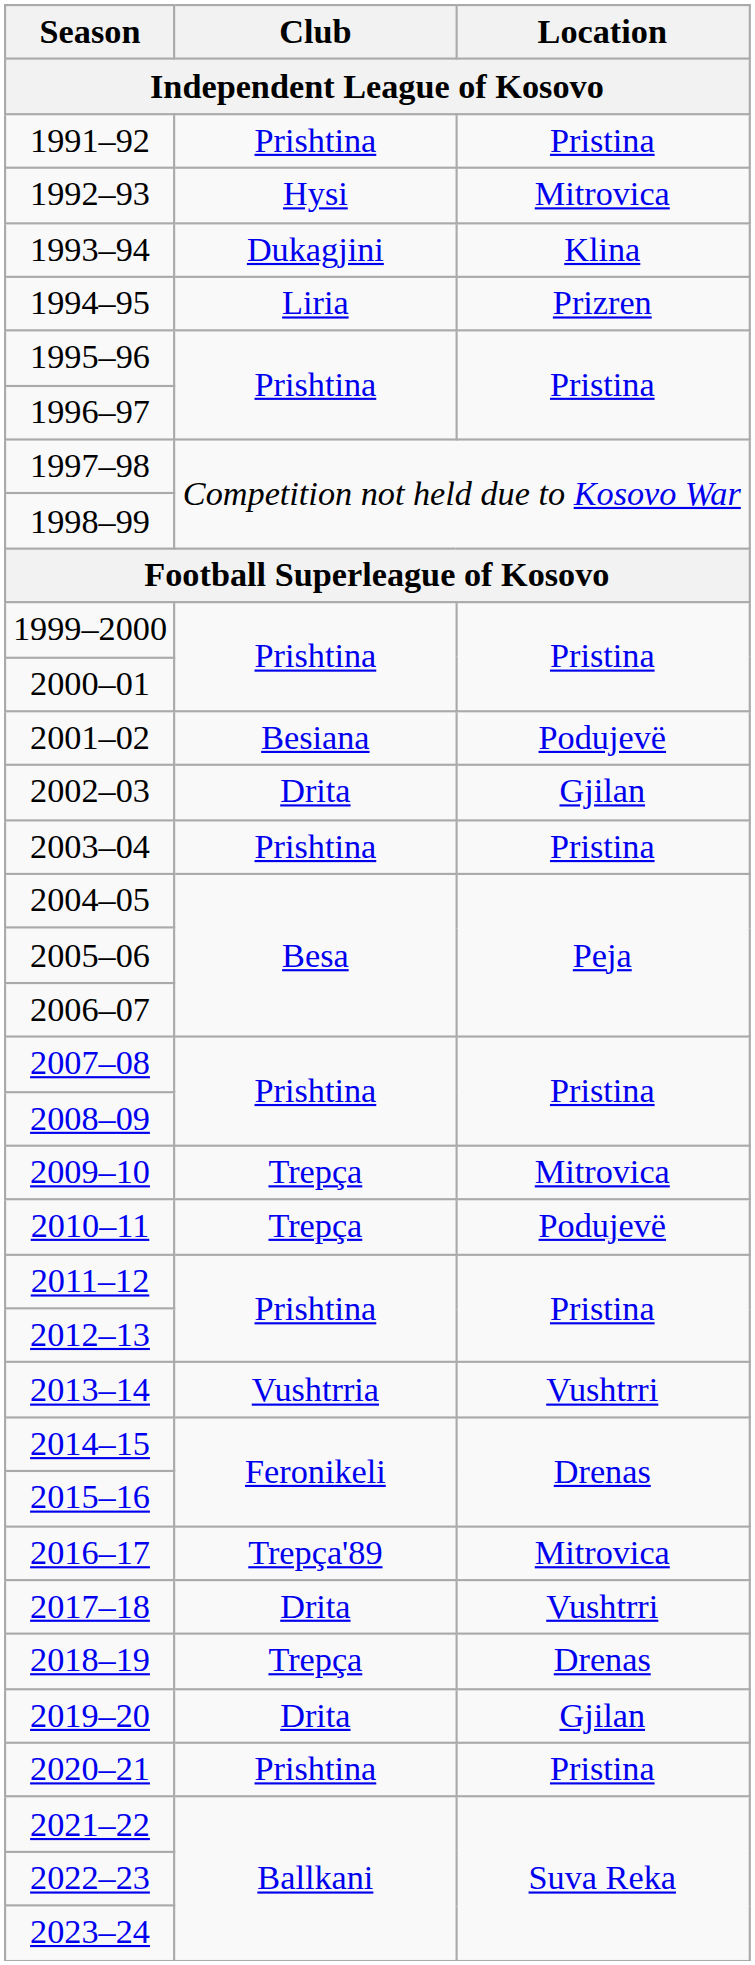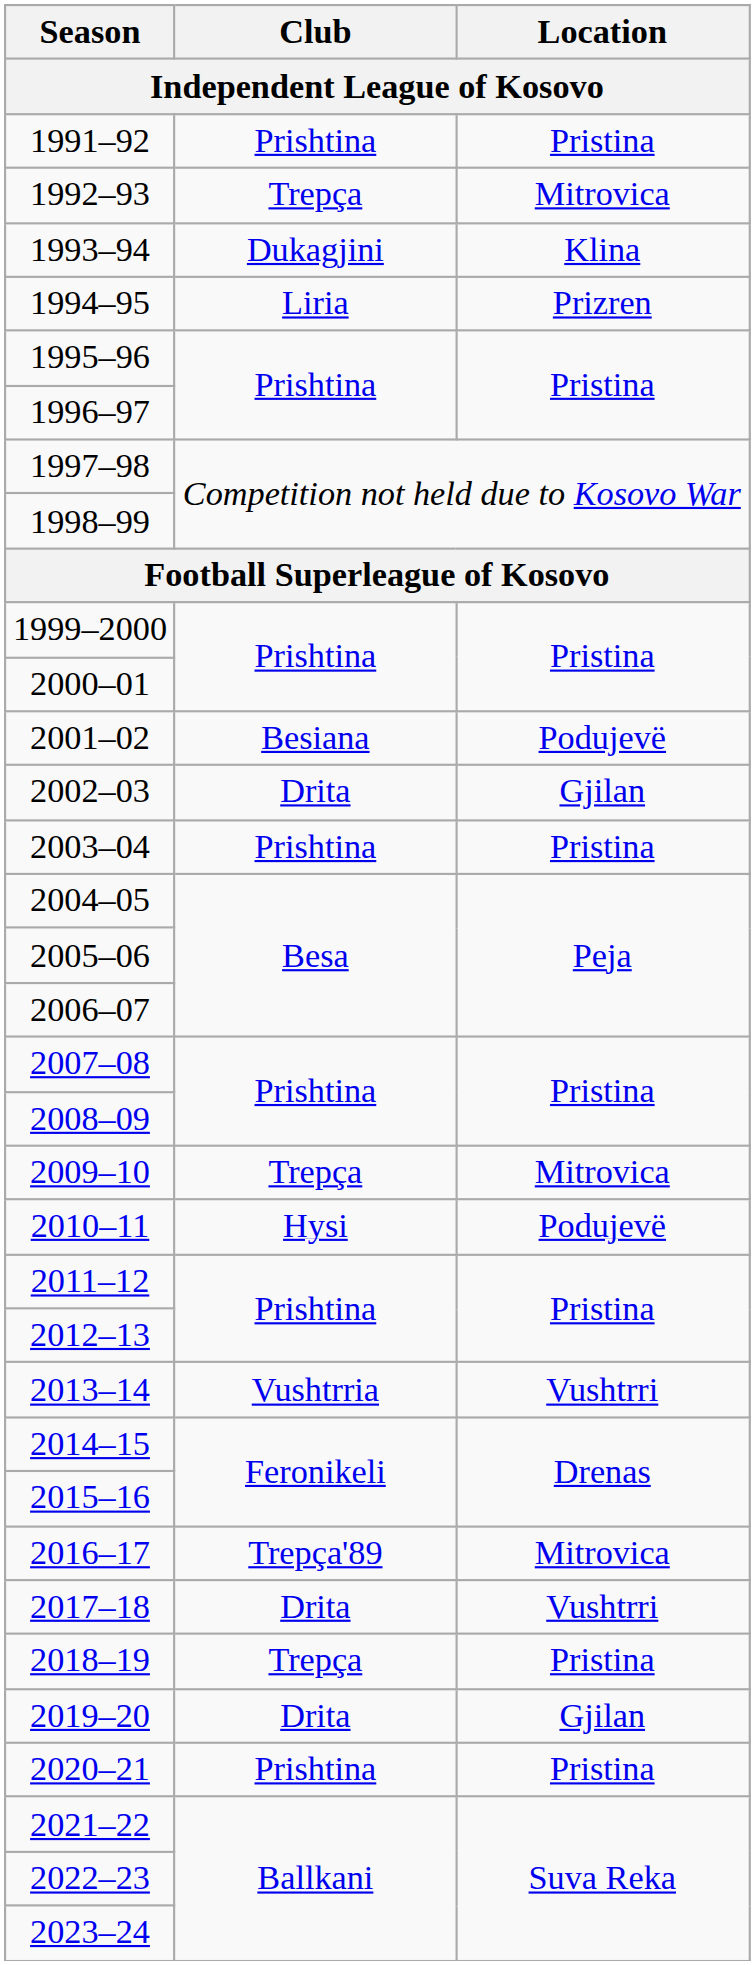(315, 194) Hysi -> (315, 194) Trepça
(315, 1226) Trepça -> (315, 1226) Hysi
(602, 1660) Drenas -> (602, 1660) Pristina
